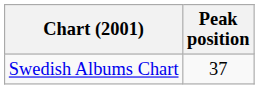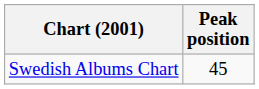(218, 68) 37 -> (218, 68) 45
